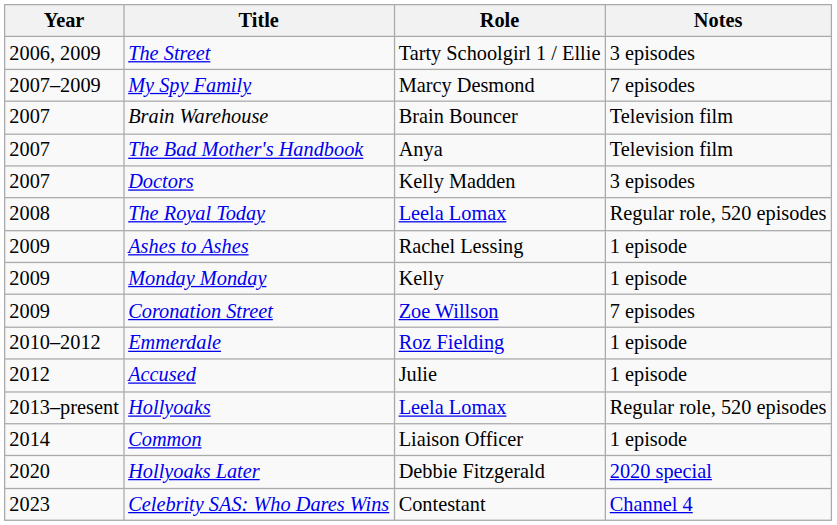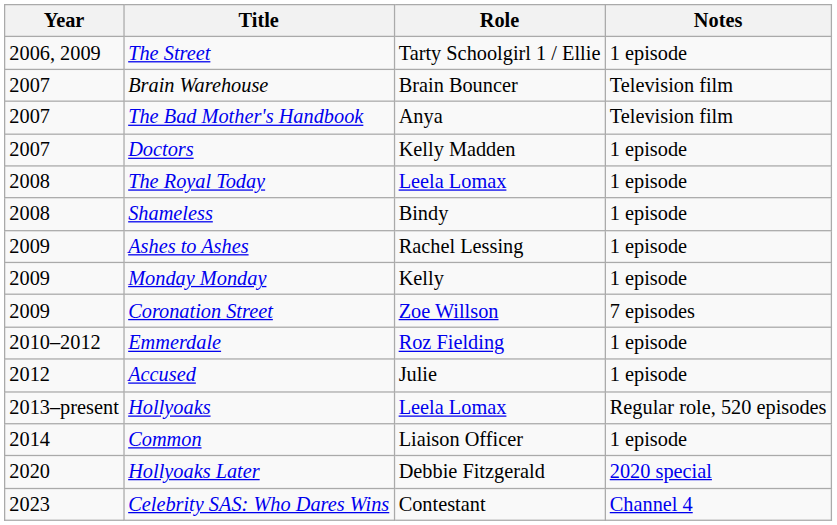(652, 52) 3 episodes -> (648, 52) 1 episode
- row: (190, 85)
(652, 181) 3 episodes -> (648, 149) 1 episode
(718, 213) Regular role, 520 episodes -> (648, 181) 1 episode
+ row: (170, 213)
